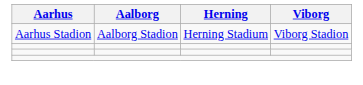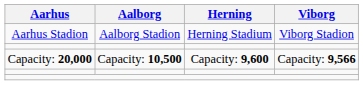+ row: (50, 59)
